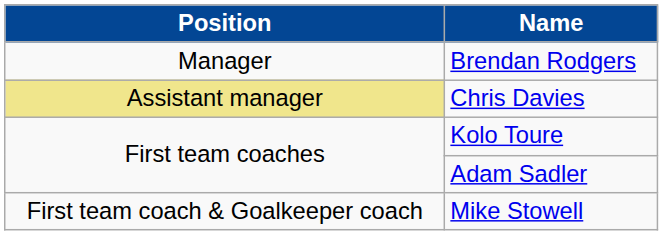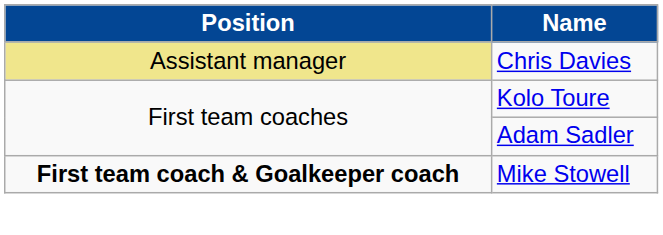- row: (543, 60)
(225, 211) normal -> (248, 173) bold
